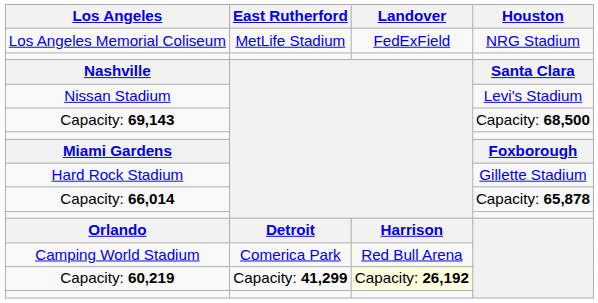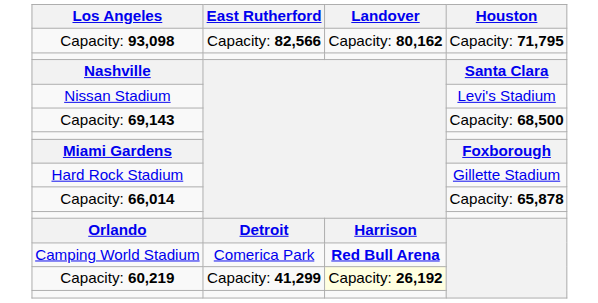- row: (117, 40)
+ row: (117, 40)
(412, 254) normal -> (386, 254) bold
